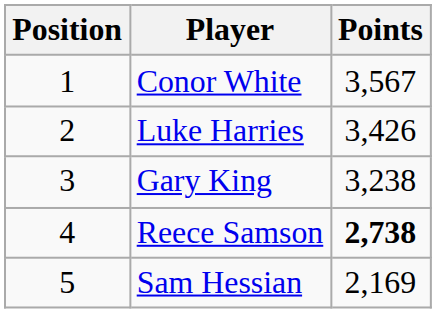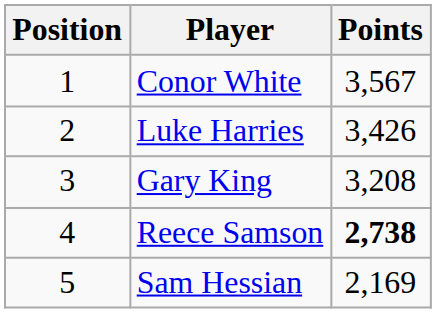(380, 181) 3,238 -> (380, 181) 3,208
